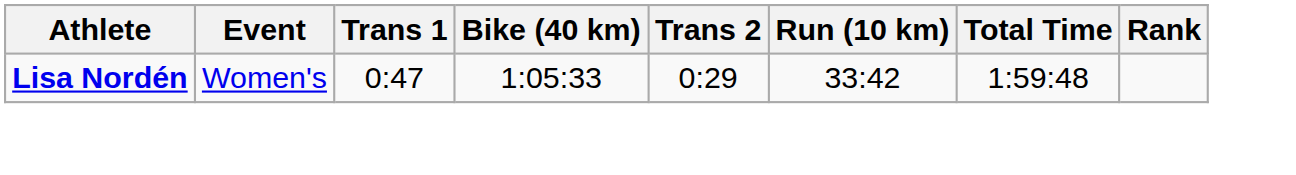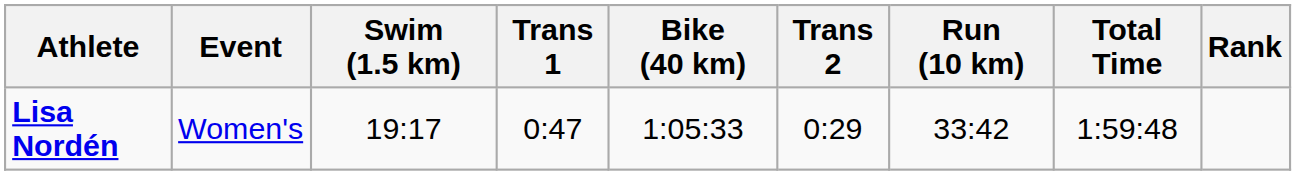+ column: (404, 46)
